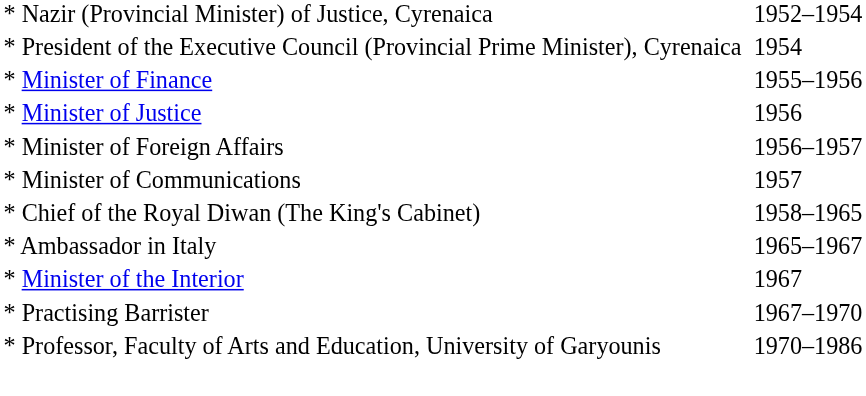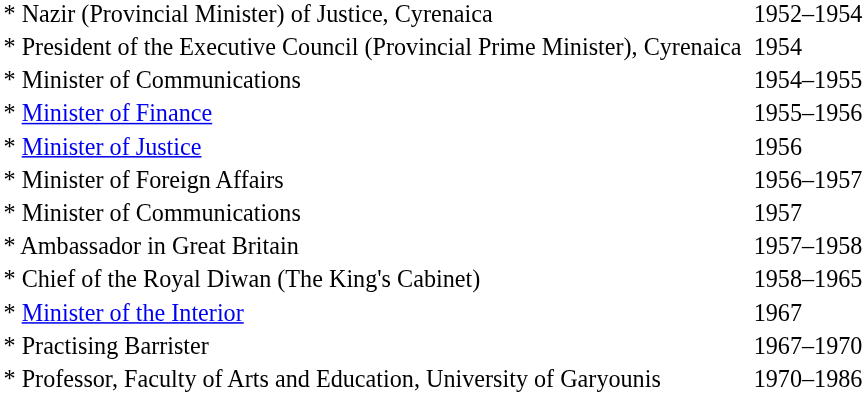+ row: (152, 80)
+ row: (151, 246)
- row: (110, 246)
